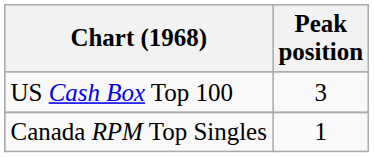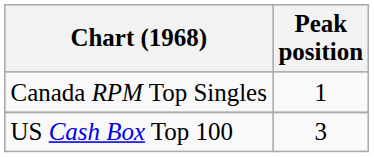rows swapped: (139, 131) <-> (122, 91)
